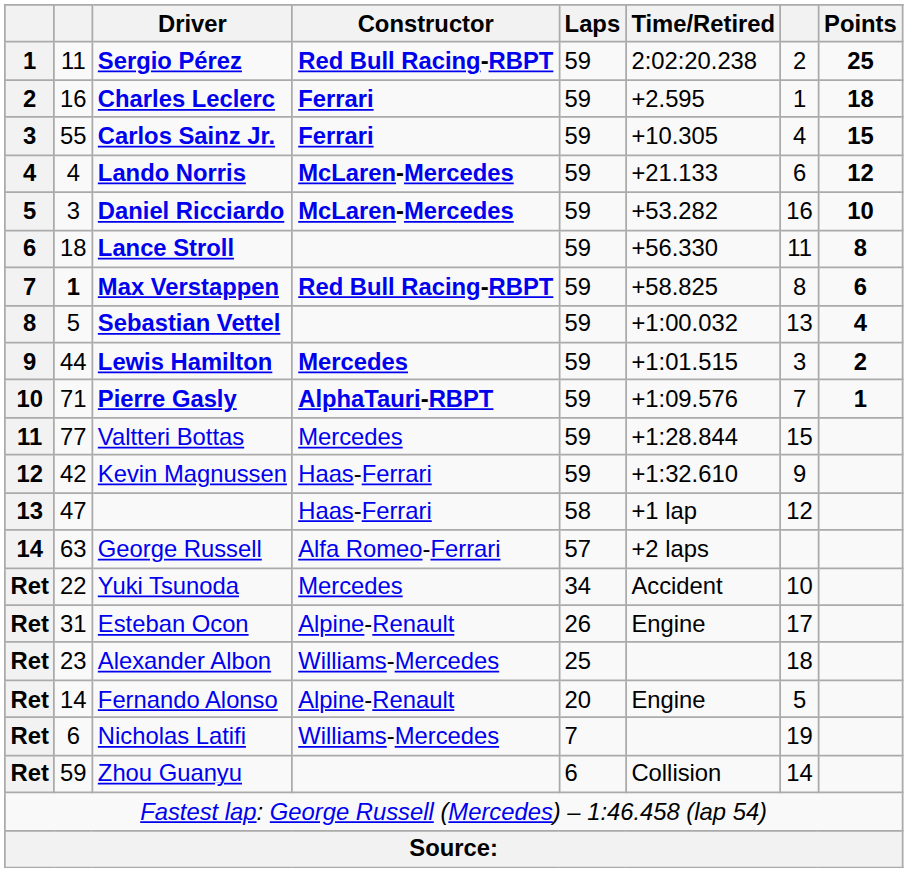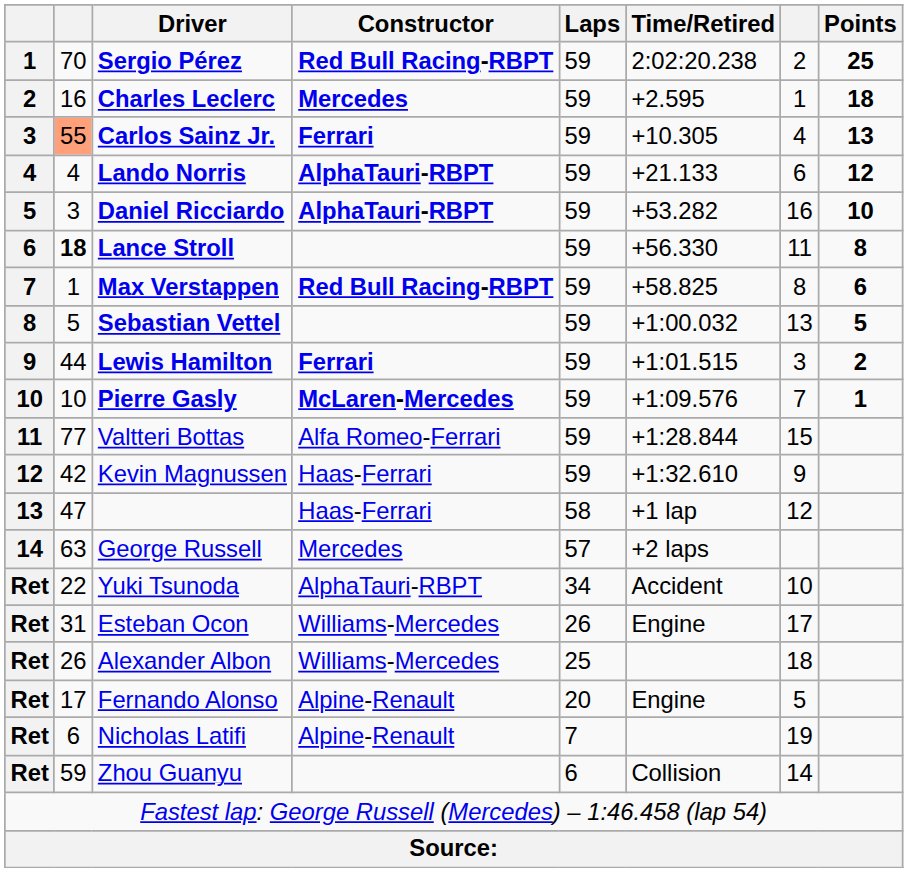(73, 61) 11 -> (73, 61) 70
(336, 98) Ferrari -> (353, 98) Mercedes
(73, 136) no background -> (73, 136) lightsalmon background
(860, 136) 15 -> (860, 136) 13
(406, 173) McLaren-Mercedes -> (396, 173) AlphaTauri-RBPT
(406, 211) McLaren-Mercedes -> (396, 211) AlphaTauri-RBPT
(73, 248) normal -> (73, 248) bold
(73, 286) bold -> (73, 286) normal
(860, 323) 4 -> (860, 323) 5
(353, 361) Mercedes -> (336, 361) Ferrari
(73, 398) 71 -> (73, 398) 10
(396, 398) AlphaTauri-RBPT -> (406, 398) McLaren-Mercedes
(350, 436) Mercedes -> (399, 436) Alfa Romeo-Ferrari
(399, 548) Alfa Romeo-Ferrari -> (350, 548) Mercedes
(350, 586) Mercedes -> (390, 586) AlphaTauri-RBPT
(376, 623) Alpine-Renault -> (399, 623) Williams-Mercedes
(73, 661) 23 -> (73, 661) 26
(73, 699) 14 -> (73, 699) 17
(399, 736) Williams-Mercedes -> (376, 736) Alpine-Renault
